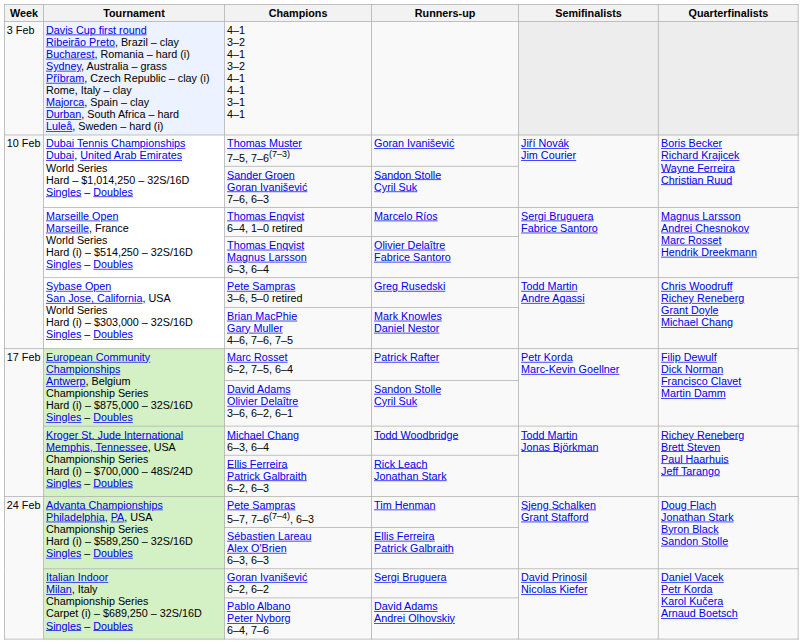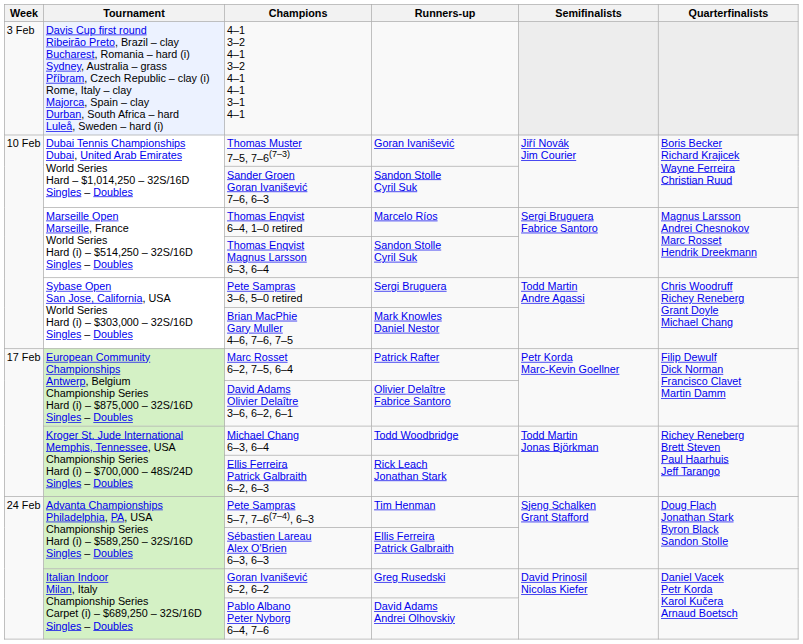(412, 252) Olivier Delaître Fabrice Santoro -> (408, 252) Sandon Stolle Cyril Suk
(410, 287) Greg Rusedski -> (410, 287) Sergi Bruguera
(408, 395) Sandon Stolle Cyril Suk -> (412, 395) Olivier Delaître Fabrice Santoro
(410, 577) Sergi Bruguera -> (410, 577) Greg Rusedski
